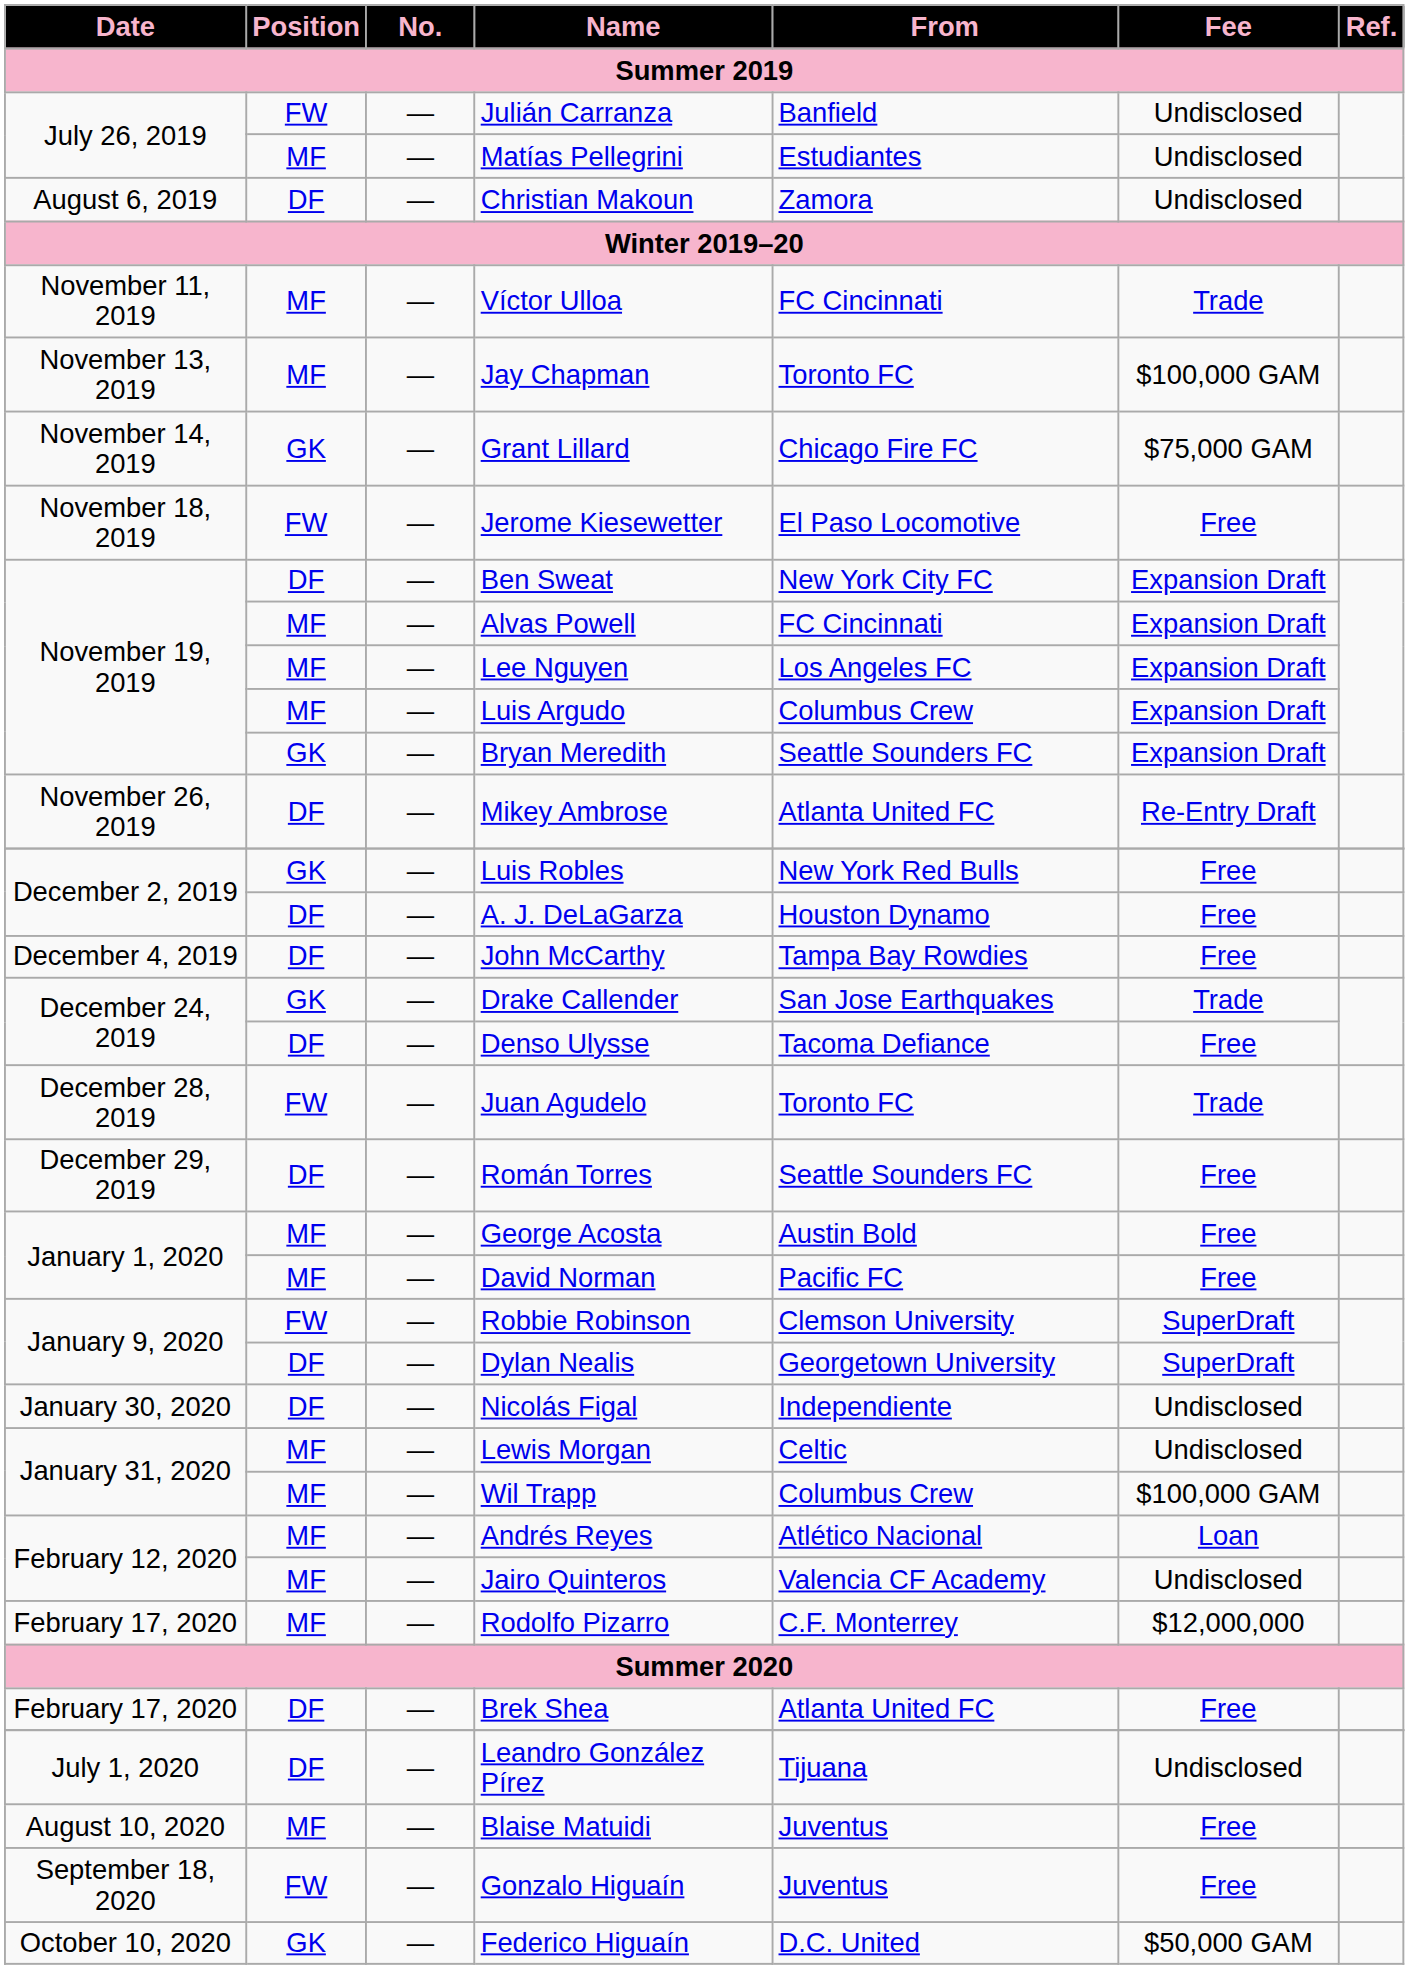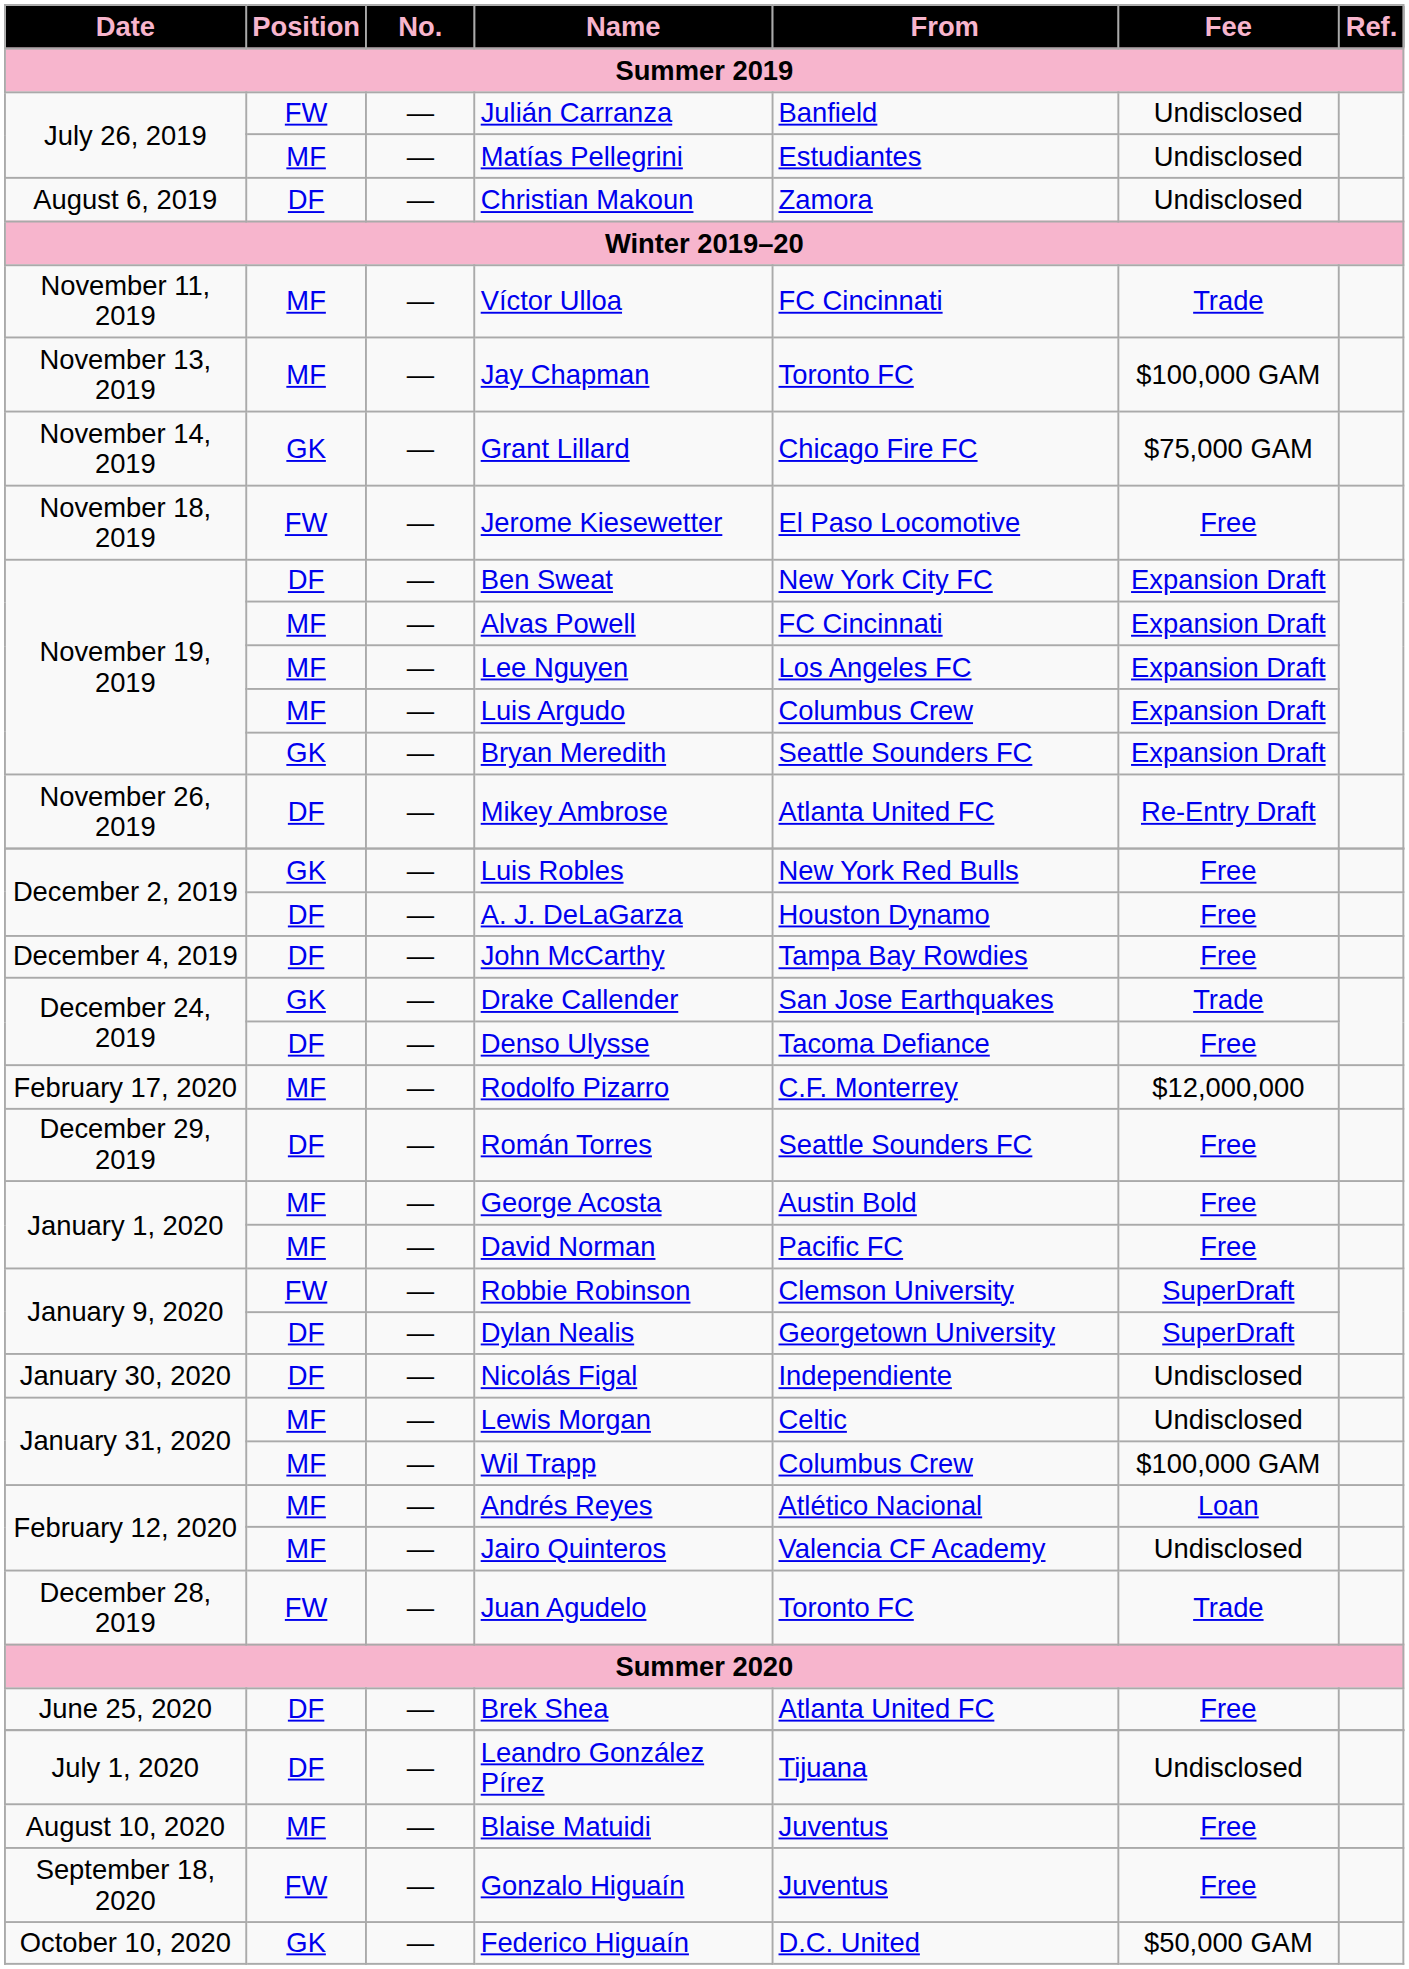rows swapped: (564, 1102) <-> (575, 1623)
(125, 1709) February 17, 2020 -> (125, 1709) June 25, 2020
